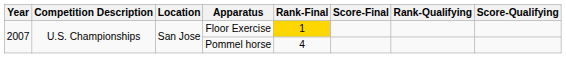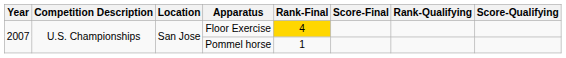(302, 28) 1 -> (302, 28) 4
(302, 45) 4 -> (302, 45) 1
